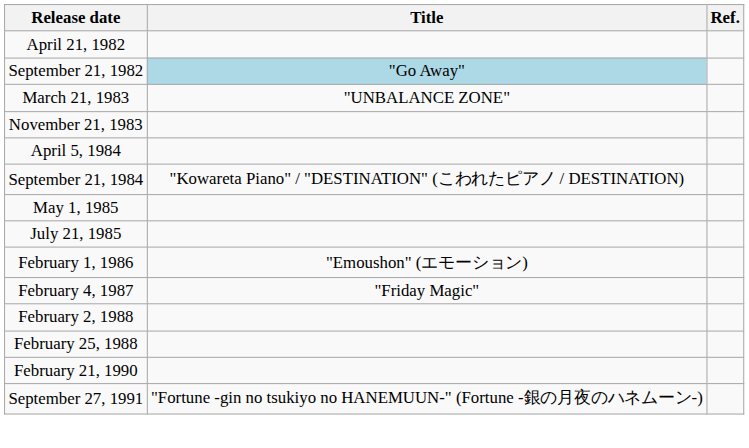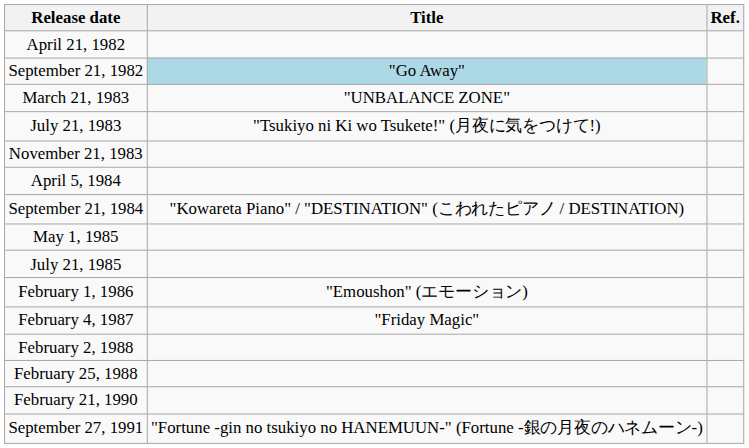+ row: (76, 125)
